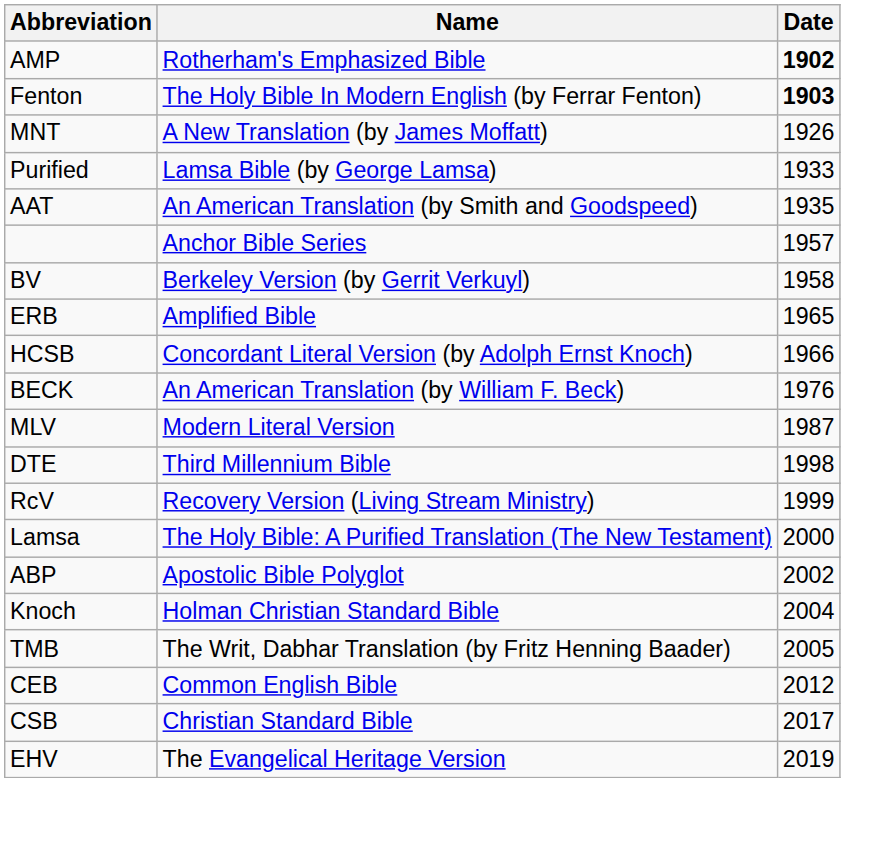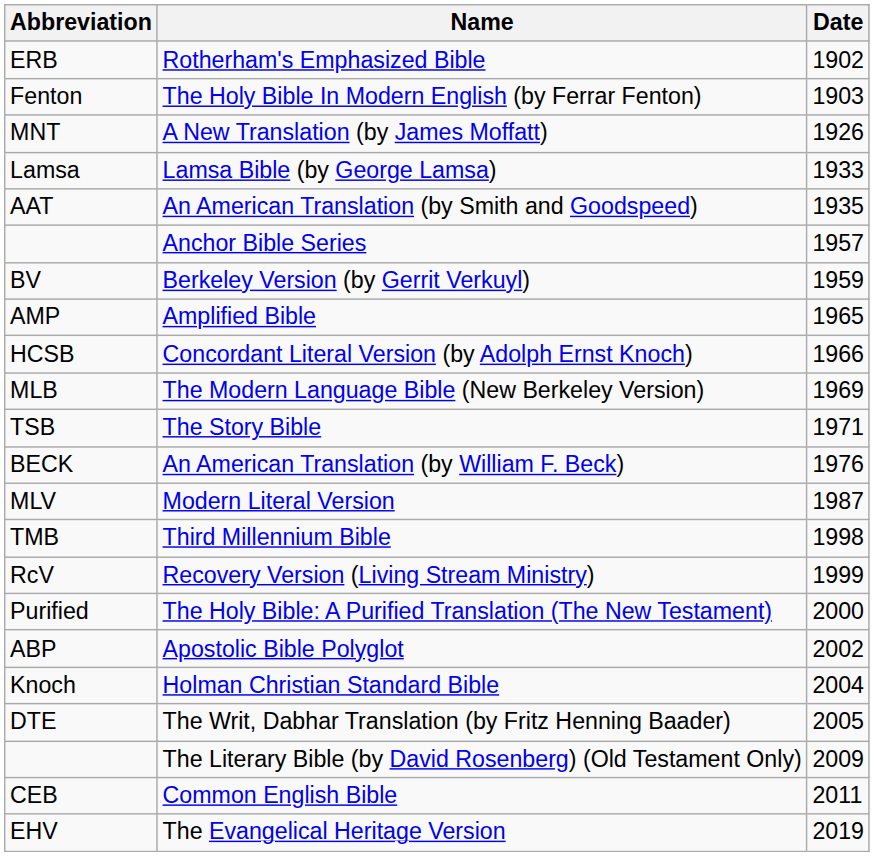(35, 59) AMP -> (34, 59) ERB
(809, 59) bold -> (838, 59) normal
(809, 96) bold -> (838, 96) normal
(49, 170) Purified -> (45, 170) Lamsa
(809, 280) 1958 -> (838, 280) 1959
(34, 317) ERB -> (35, 317) AMP
+ row: (433, 390)
+ row: (242, 427)
(33, 464) DTE -> (35, 538) TMB
(45, 538) Lamsa -> (49, 611) Purified
(35, 648) TMB -> (33, 721) DTE
+ row: (482, 758)
(809, 685) 2012 -> (837, 795) 2011
- row: (288, 721)
